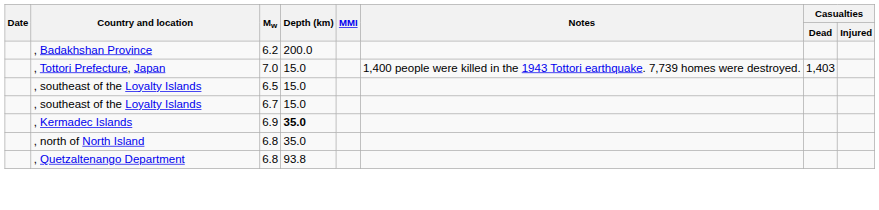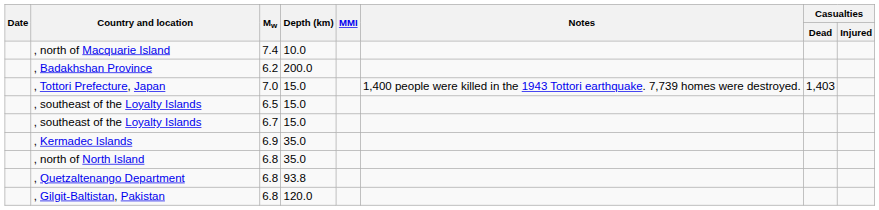+ row: (102, 50)
(295, 123) bold -> (295, 141) normal
+ row: (99, 196)
